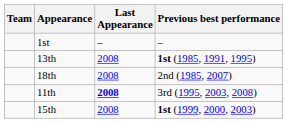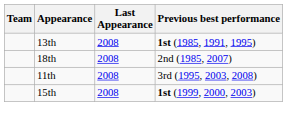- row: (43, 42)
(108, 93) bold -> (108, 76) normal
